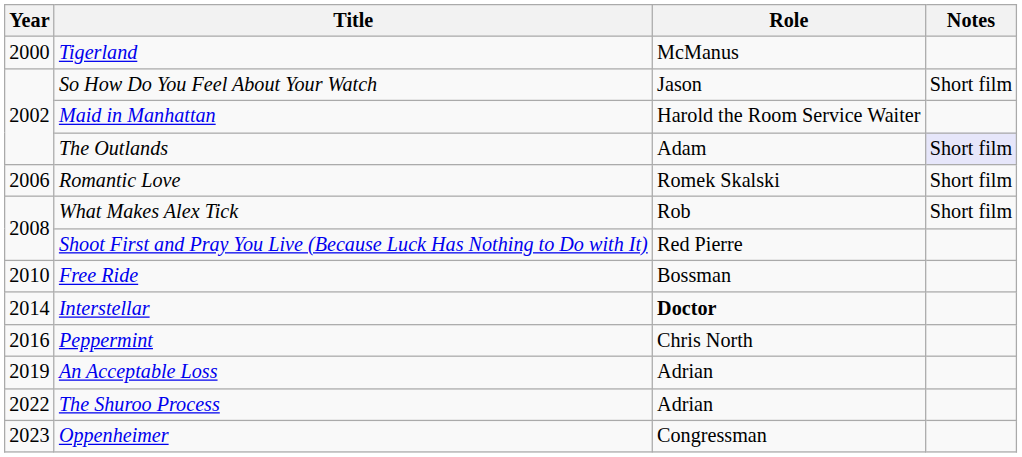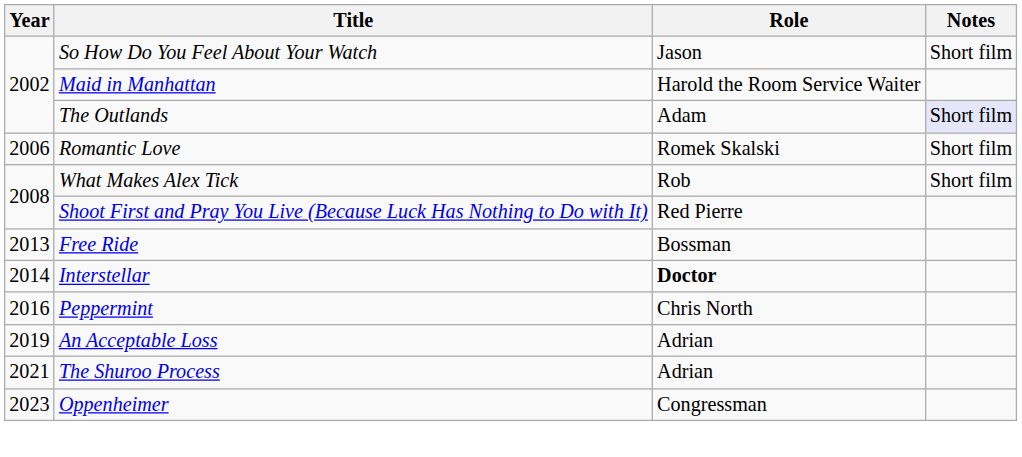- row: (98, 52)
(29, 276) 2010 -> (29, 244) 2013
(29, 404) 2022 -> (29, 372) 2021
